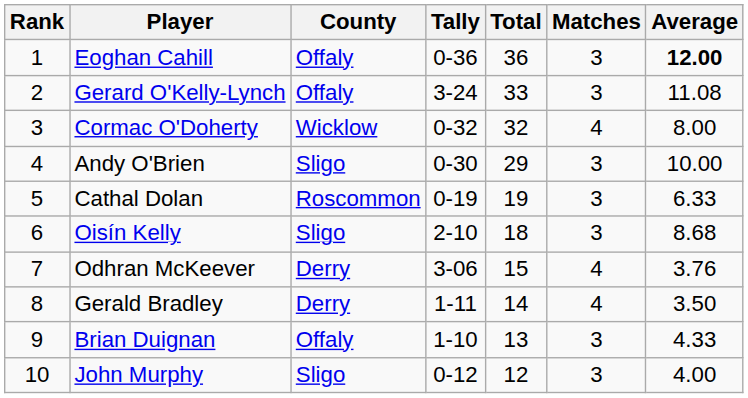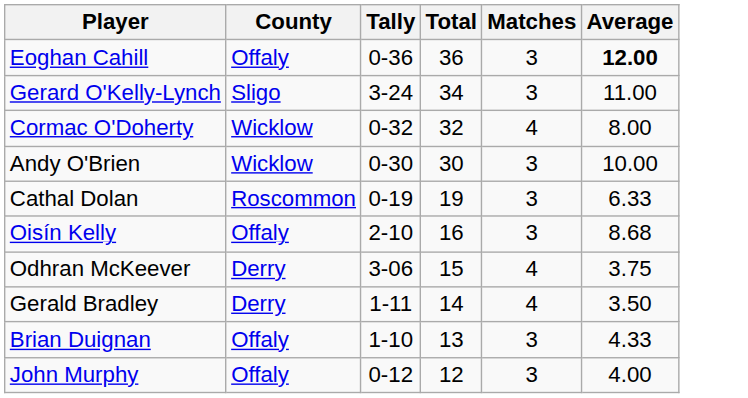- column: (37, 22)
(325, 92) Offaly -> (256, 92) Sligo
(516, 92) 33 -> (451, 92) 34
(695, 92) 11.08 -> (630, 92) 11.00
(321, 163) Sligo -> (272, 163) Wicklow
(516, 163) 29 -> (451, 163) 30
(321, 233) Sligo -> (260, 233) Offaly
(516, 233) 18 -> (451, 233) 16
(695, 269) 3.76 -> (630, 269) 3.75
(321, 374) Sligo -> (260, 374) Offaly
